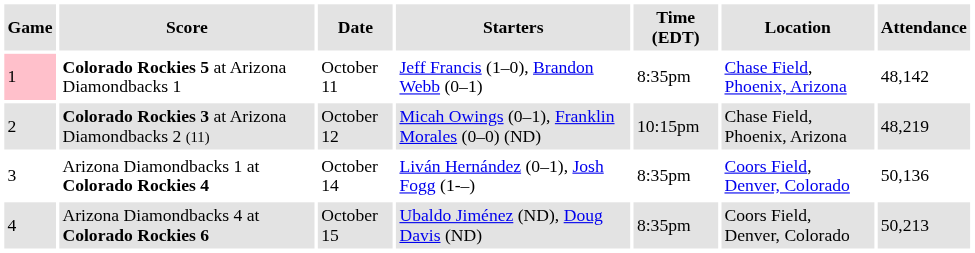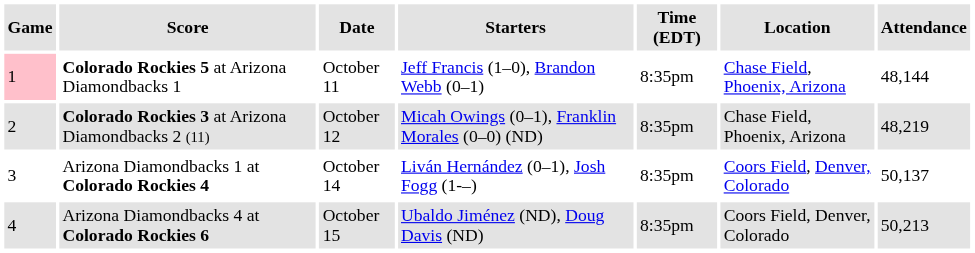(905, 76) 48,142 -> (905, 76) 48,144
(668, 126) 10:15pm -> (667, 126) 8:35pm
(905, 175) 50,136 -> (905, 175) 50,137
